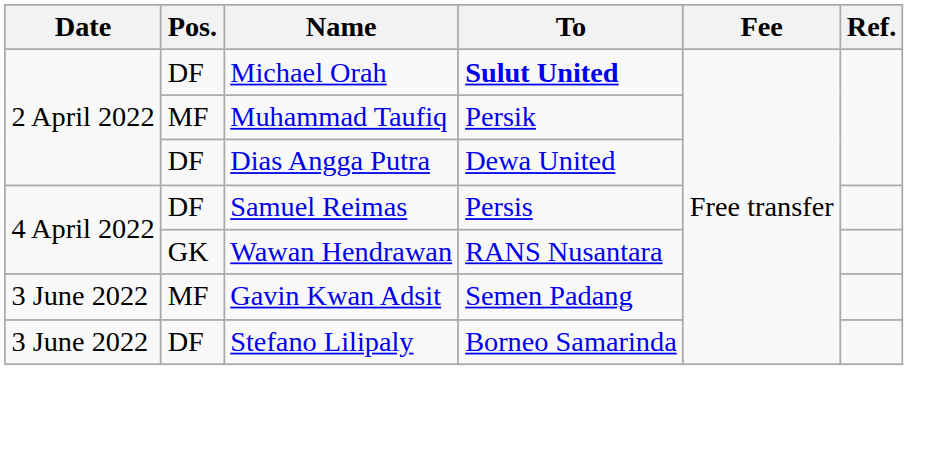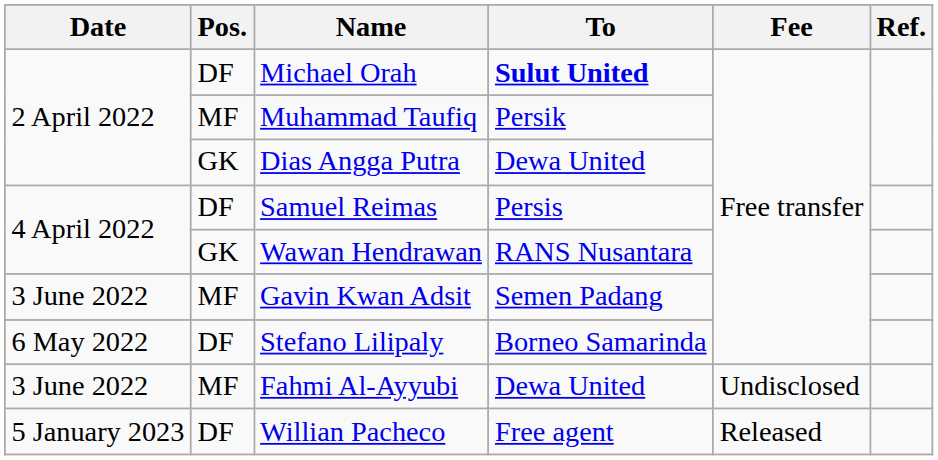(186, 161) DF -> (218, 161) GK
(80, 341) 3 June 2022 -> (80, 341) 6 May 2022
+ row: (359, 386)
+ row: (353, 431)
